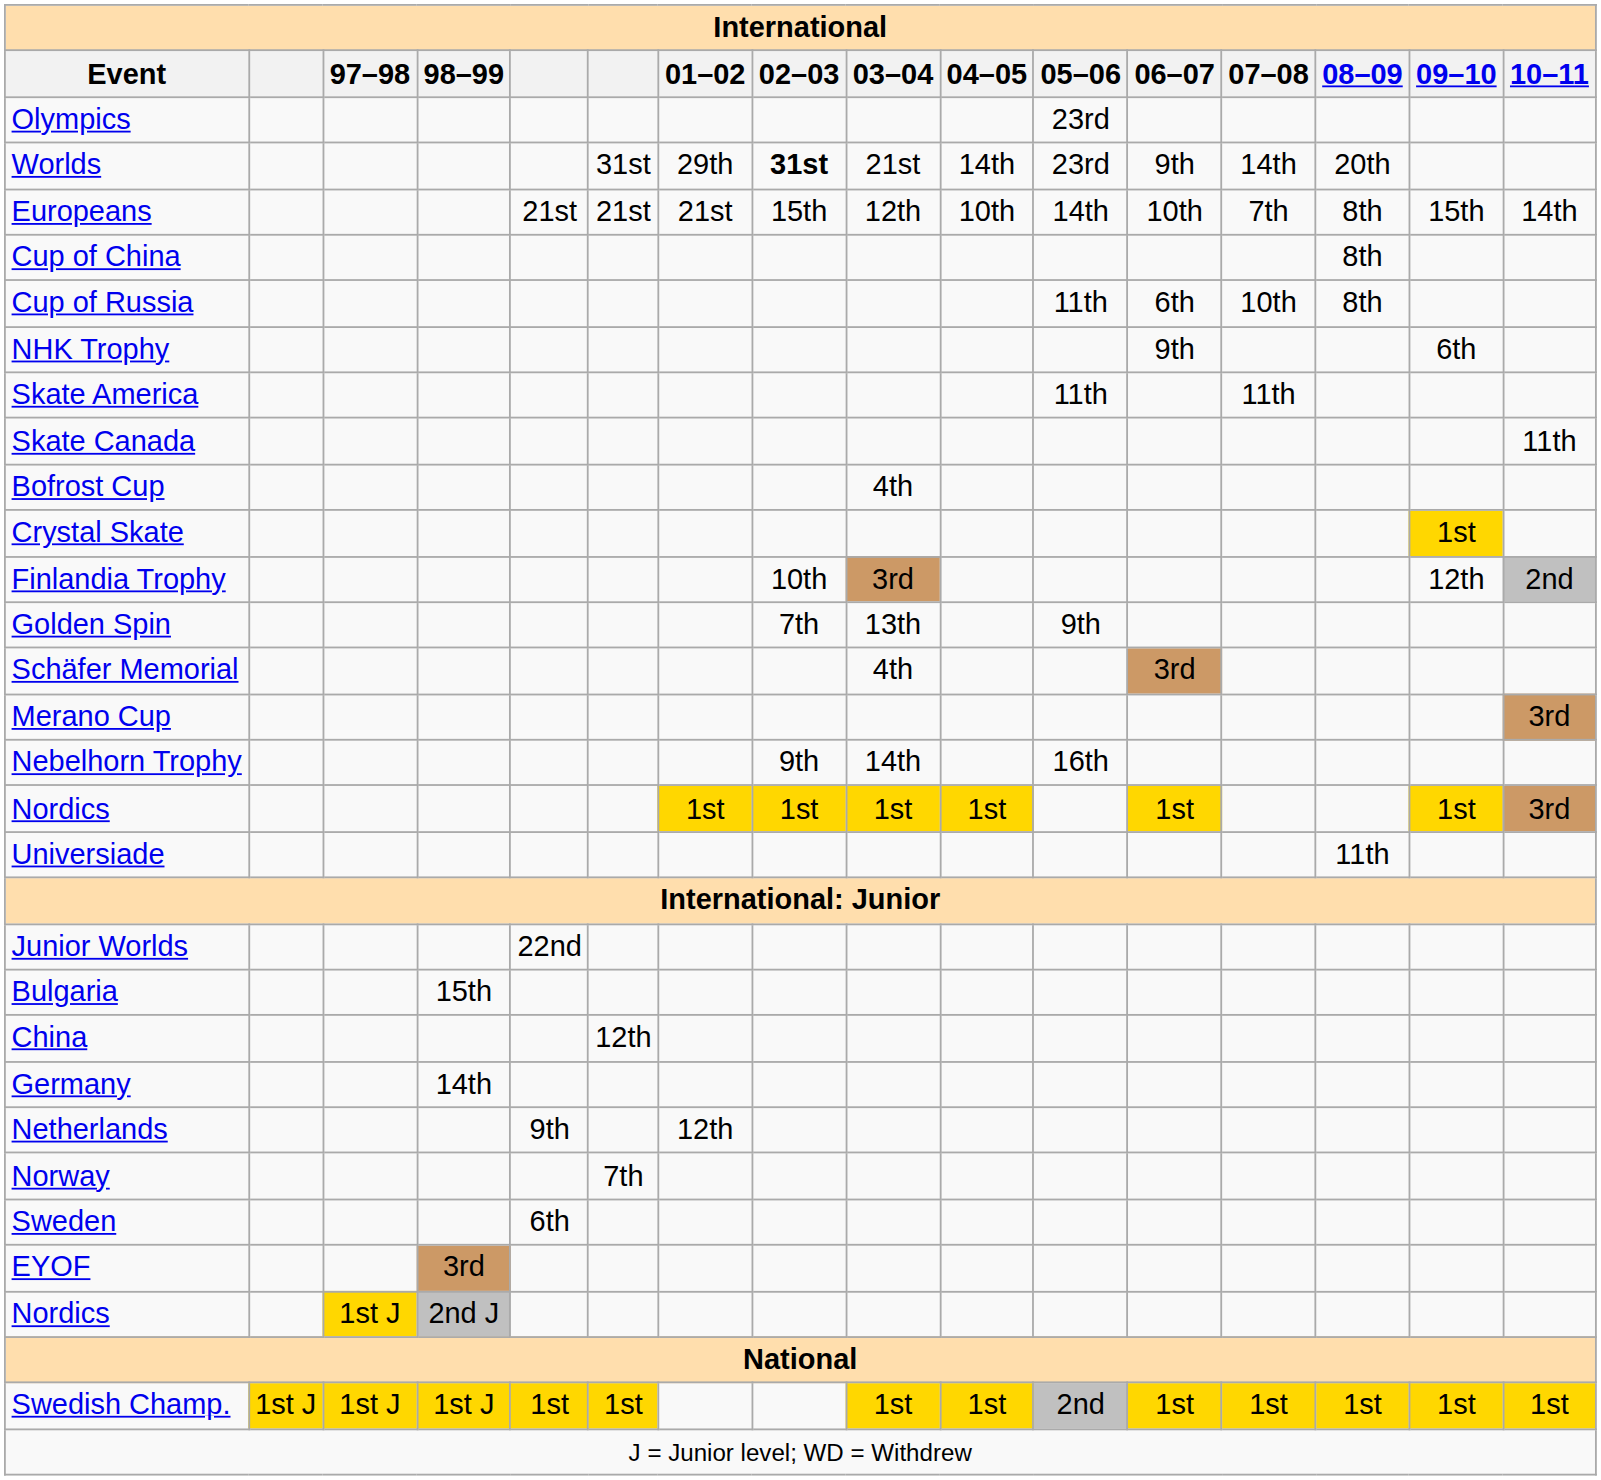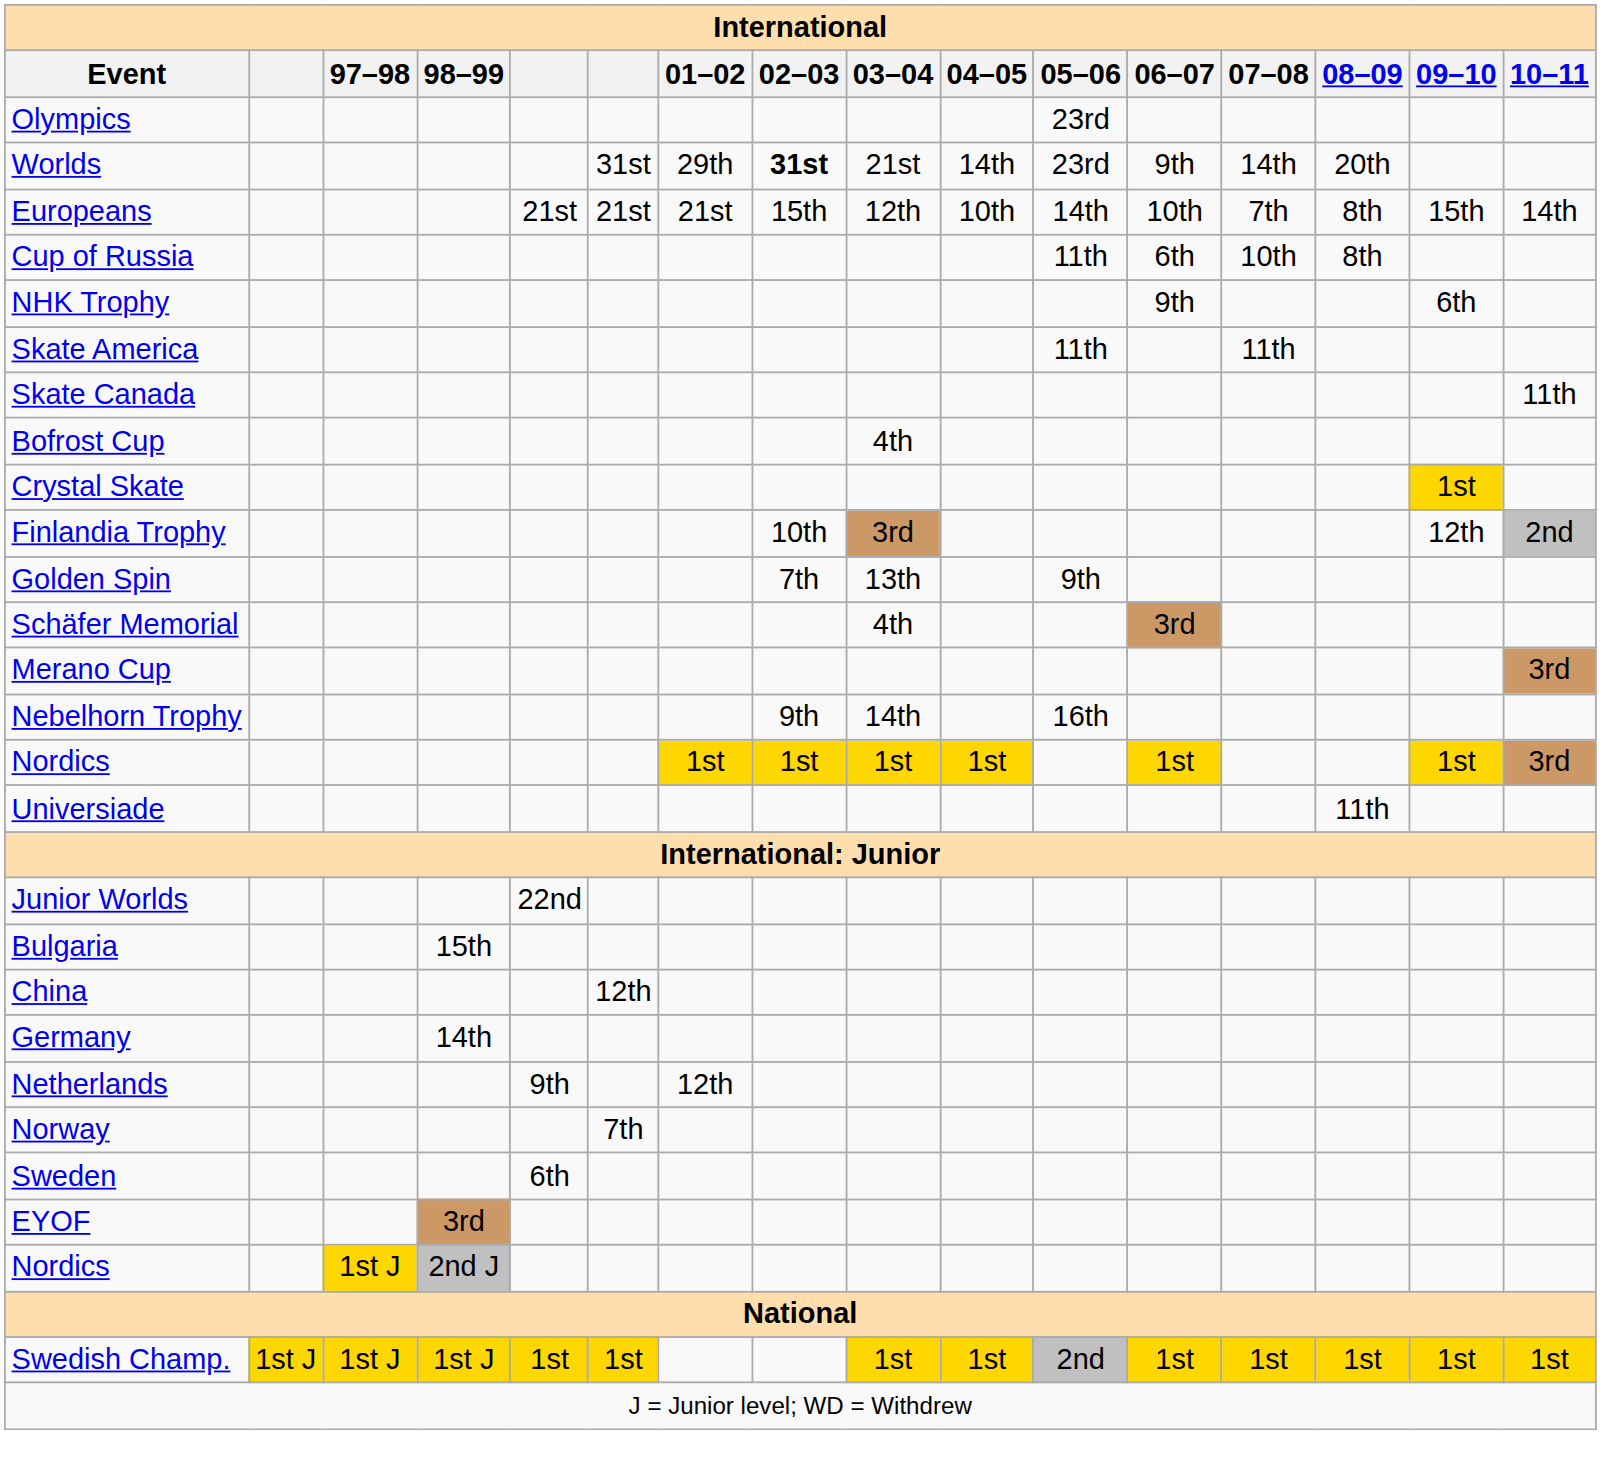- row: (96, 257)
